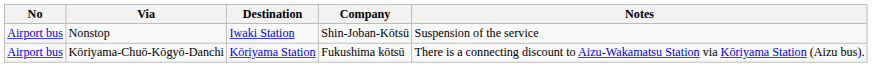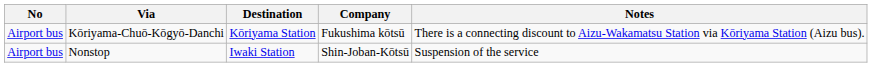rows swapped: (146, 52) <-> (89, 33)
